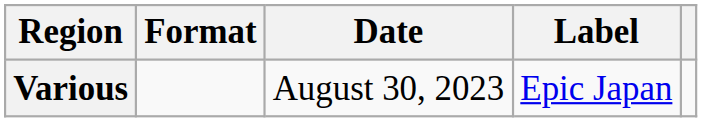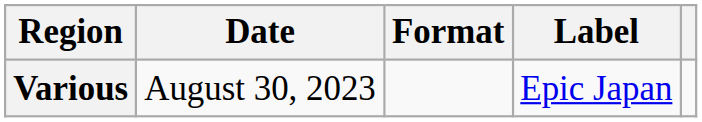columns swapped: (388, 32) <-> (200, 32)
